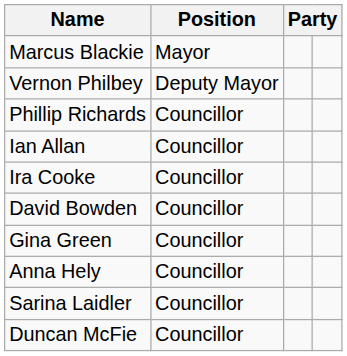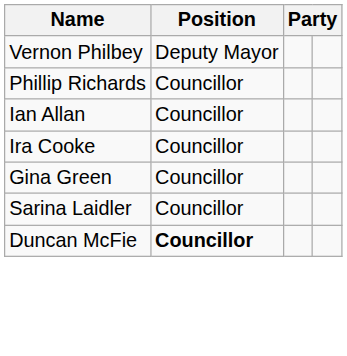- row: (76, 51)
- row: (73, 209)
- row: (55, 271)
(199, 334) normal -> (204, 240) bold
